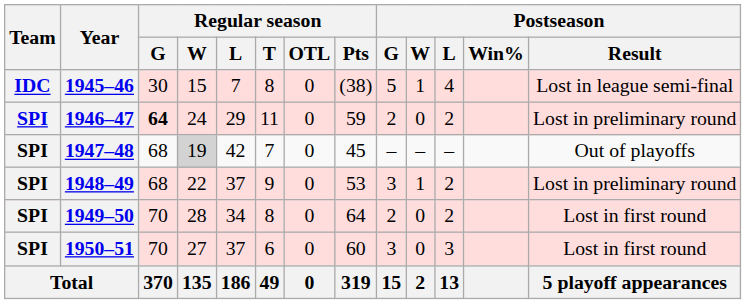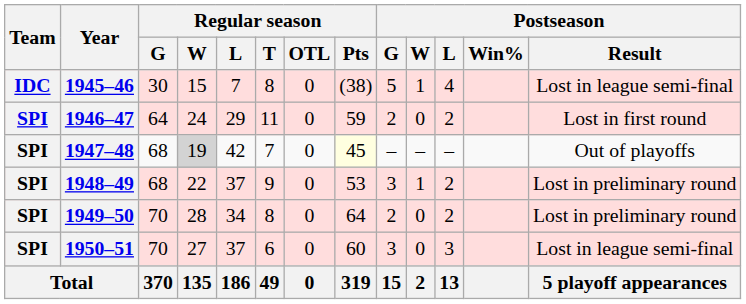(158, 118) bold -> (158, 118) normal
(635, 118) Lost in preliminary round -> (635, 118) Lost in first round
(356, 151) no background -> (356, 151) lightyellow background
(635, 216) Lost in first round -> (635, 216) Lost in preliminary round
(635, 249) Lost in first round -> (635, 249) Lost in league semi-final
